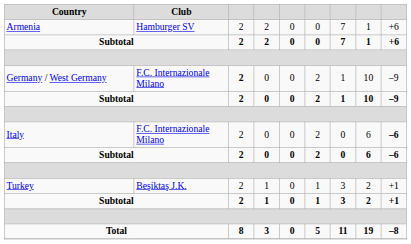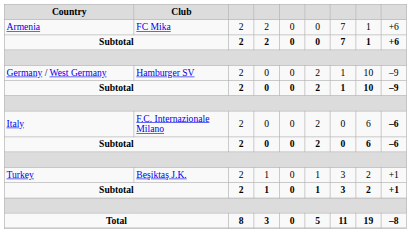(165, 27) Hamburger SV -> (154, 27) FC Mika
(173, 78) F.C. Internazionale Milano -> (165, 73) Hamburger SV
(241, 78) bold -> (241, 73) normal
